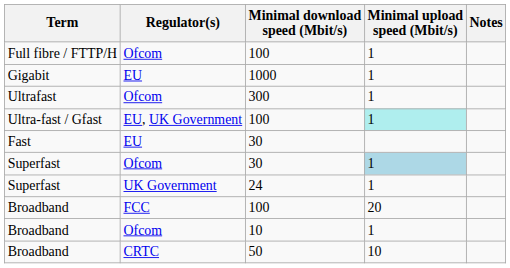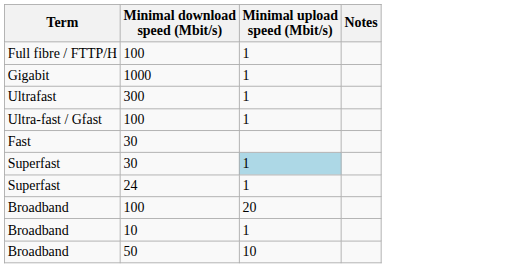- column: (183, 23)
(371, 119) paleturquoise background -> (246, 119) no background
